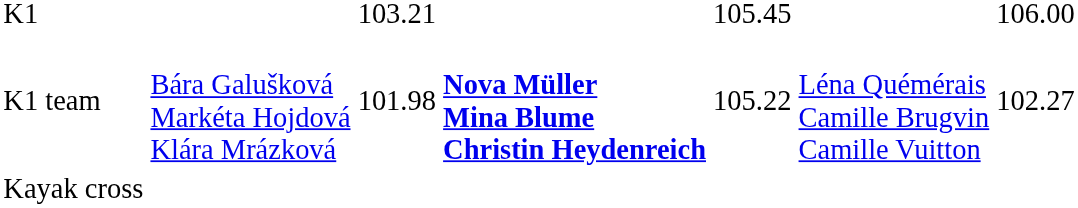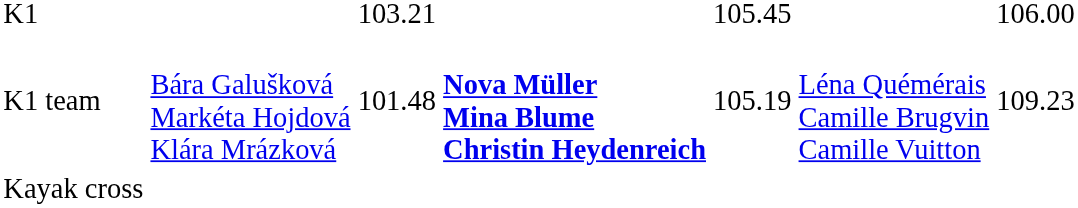(397, 101) 101.98 -> (397, 101) 101.48
(752, 101) 105.22 -> (752, 101) 105.19
(1035, 101) 102.27 -> (1035, 101) 109.23
